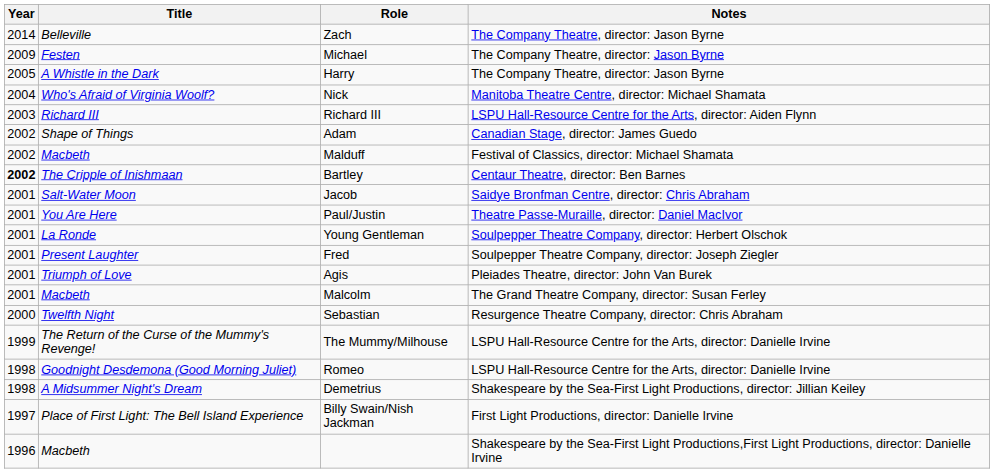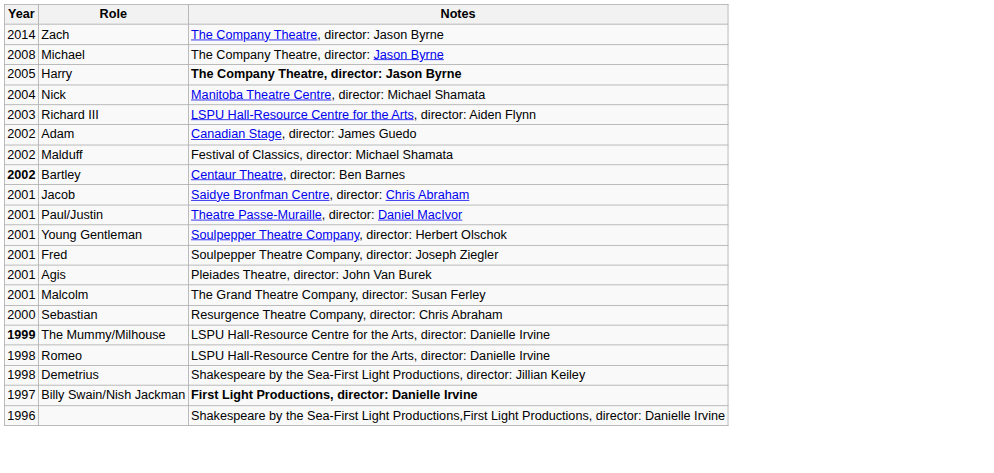- column: (179, 14)
(21, 54) 2009 -> (21, 54) 2008
(598, 74) normal -> (326, 74) bold
(21, 342) normal -> (21, 335) bold
(602, 416) normal -> (334, 395) bold
